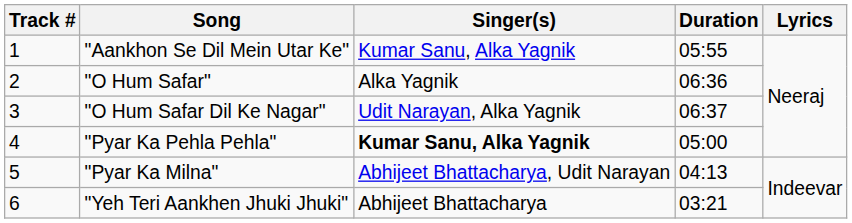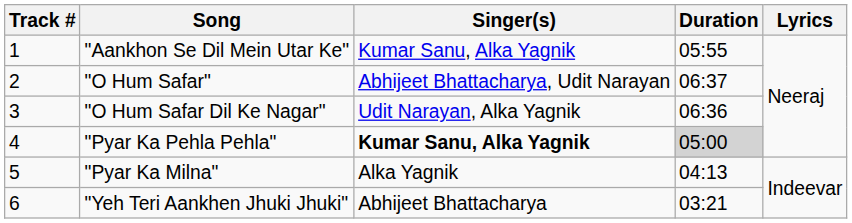(408, 81) Alka Yagnik -> (514, 81) Abhijeet Bhattacharya, Udit Narayan
(703, 81) 06:36 -> (703, 81) 06:37
(703, 112) 06:37 -> (703, 112) 06:36
(703, 142) no background -> (703, 142) lightgrey background
(514, 173) Abhijeet Bhattacharya, Udit Narayan -> (408, 173) Alka Yagnik
